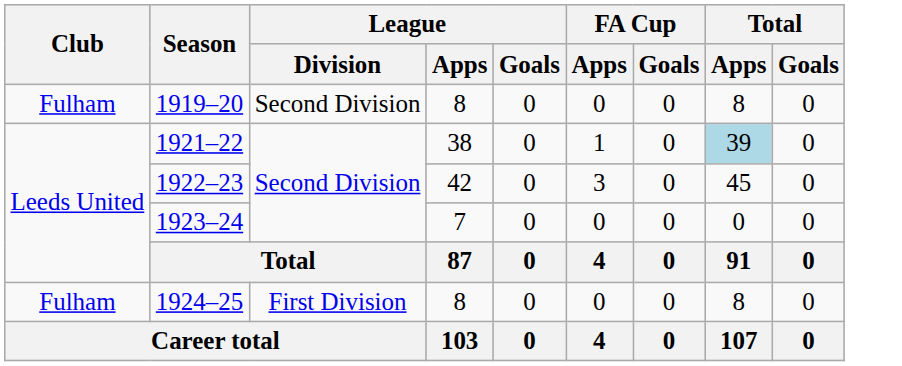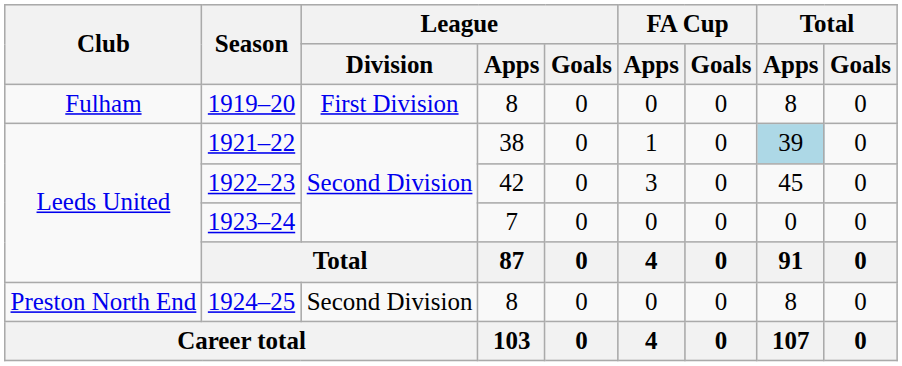(338, 103) Second Division -> (390, 103) First Division
(77, 301) Fulham -> (103, 301) Preston North End
(338, 301) First Division -> (390, 301) Second Division
